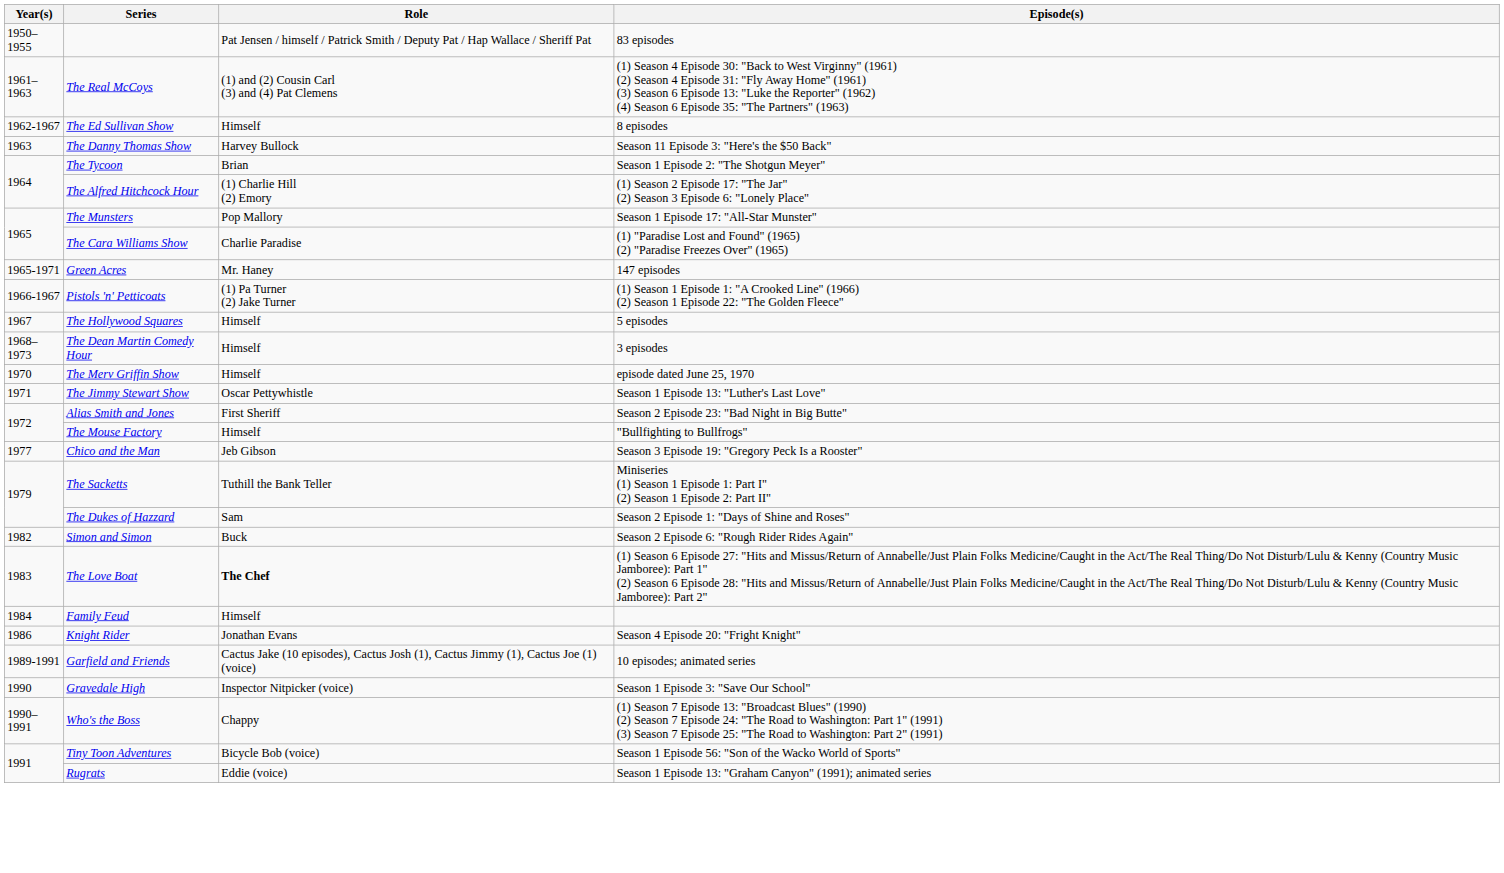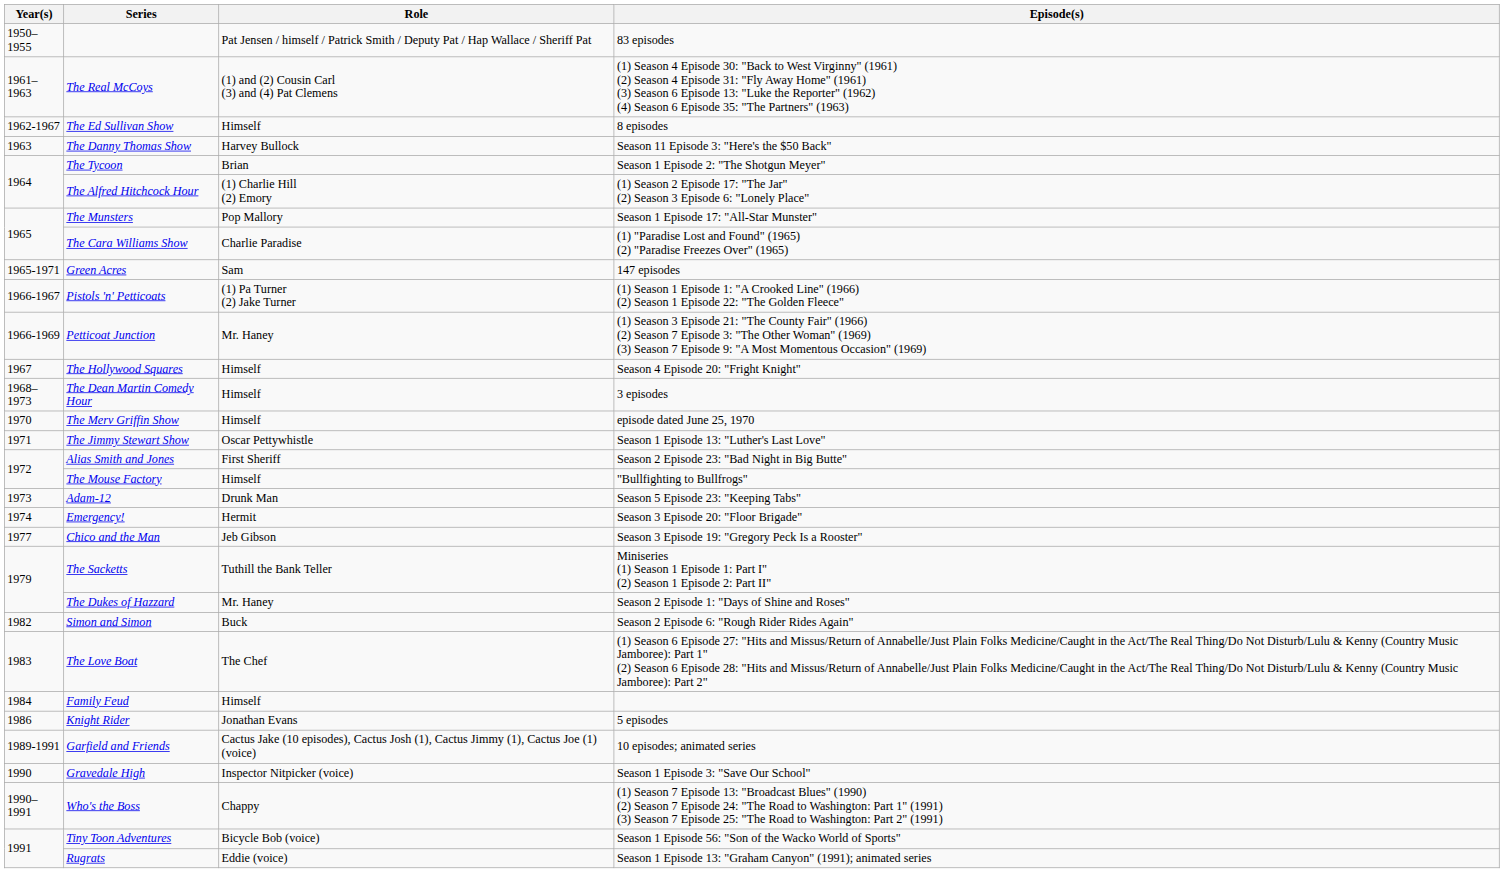(247, 269) Mr. Haney -> (232, 269) Sam
+ row: (111, 335)
(642, 322) 5 episodes -> (709, 368) Season 4 Episode 20: "Fright Knight"
+ row: (89, 498)
+ row: (96, 517)
(232, 517) Sam -> (248, 602) Mr. Haney
(246, 576) bold -> (244, 661) normal
(709, 635) Season 4 Episode 20: "Fright Knight" -> (642, 720) 5 episodes
